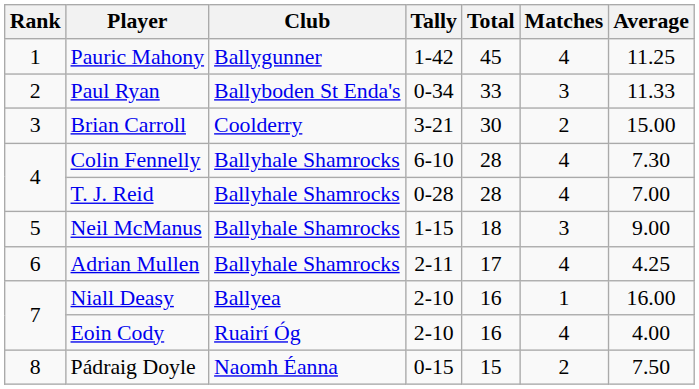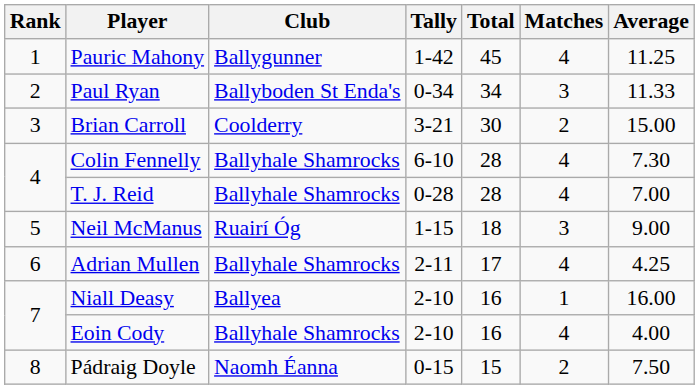(491, 90) 33 -> (491, 90) 34
(307, 228) Ballyhale Shamrocks -> (257, 228) Ruairí Óg
(257, 332) Ruairí Óg -> (307, 332) Ballyhale Shamrocks
